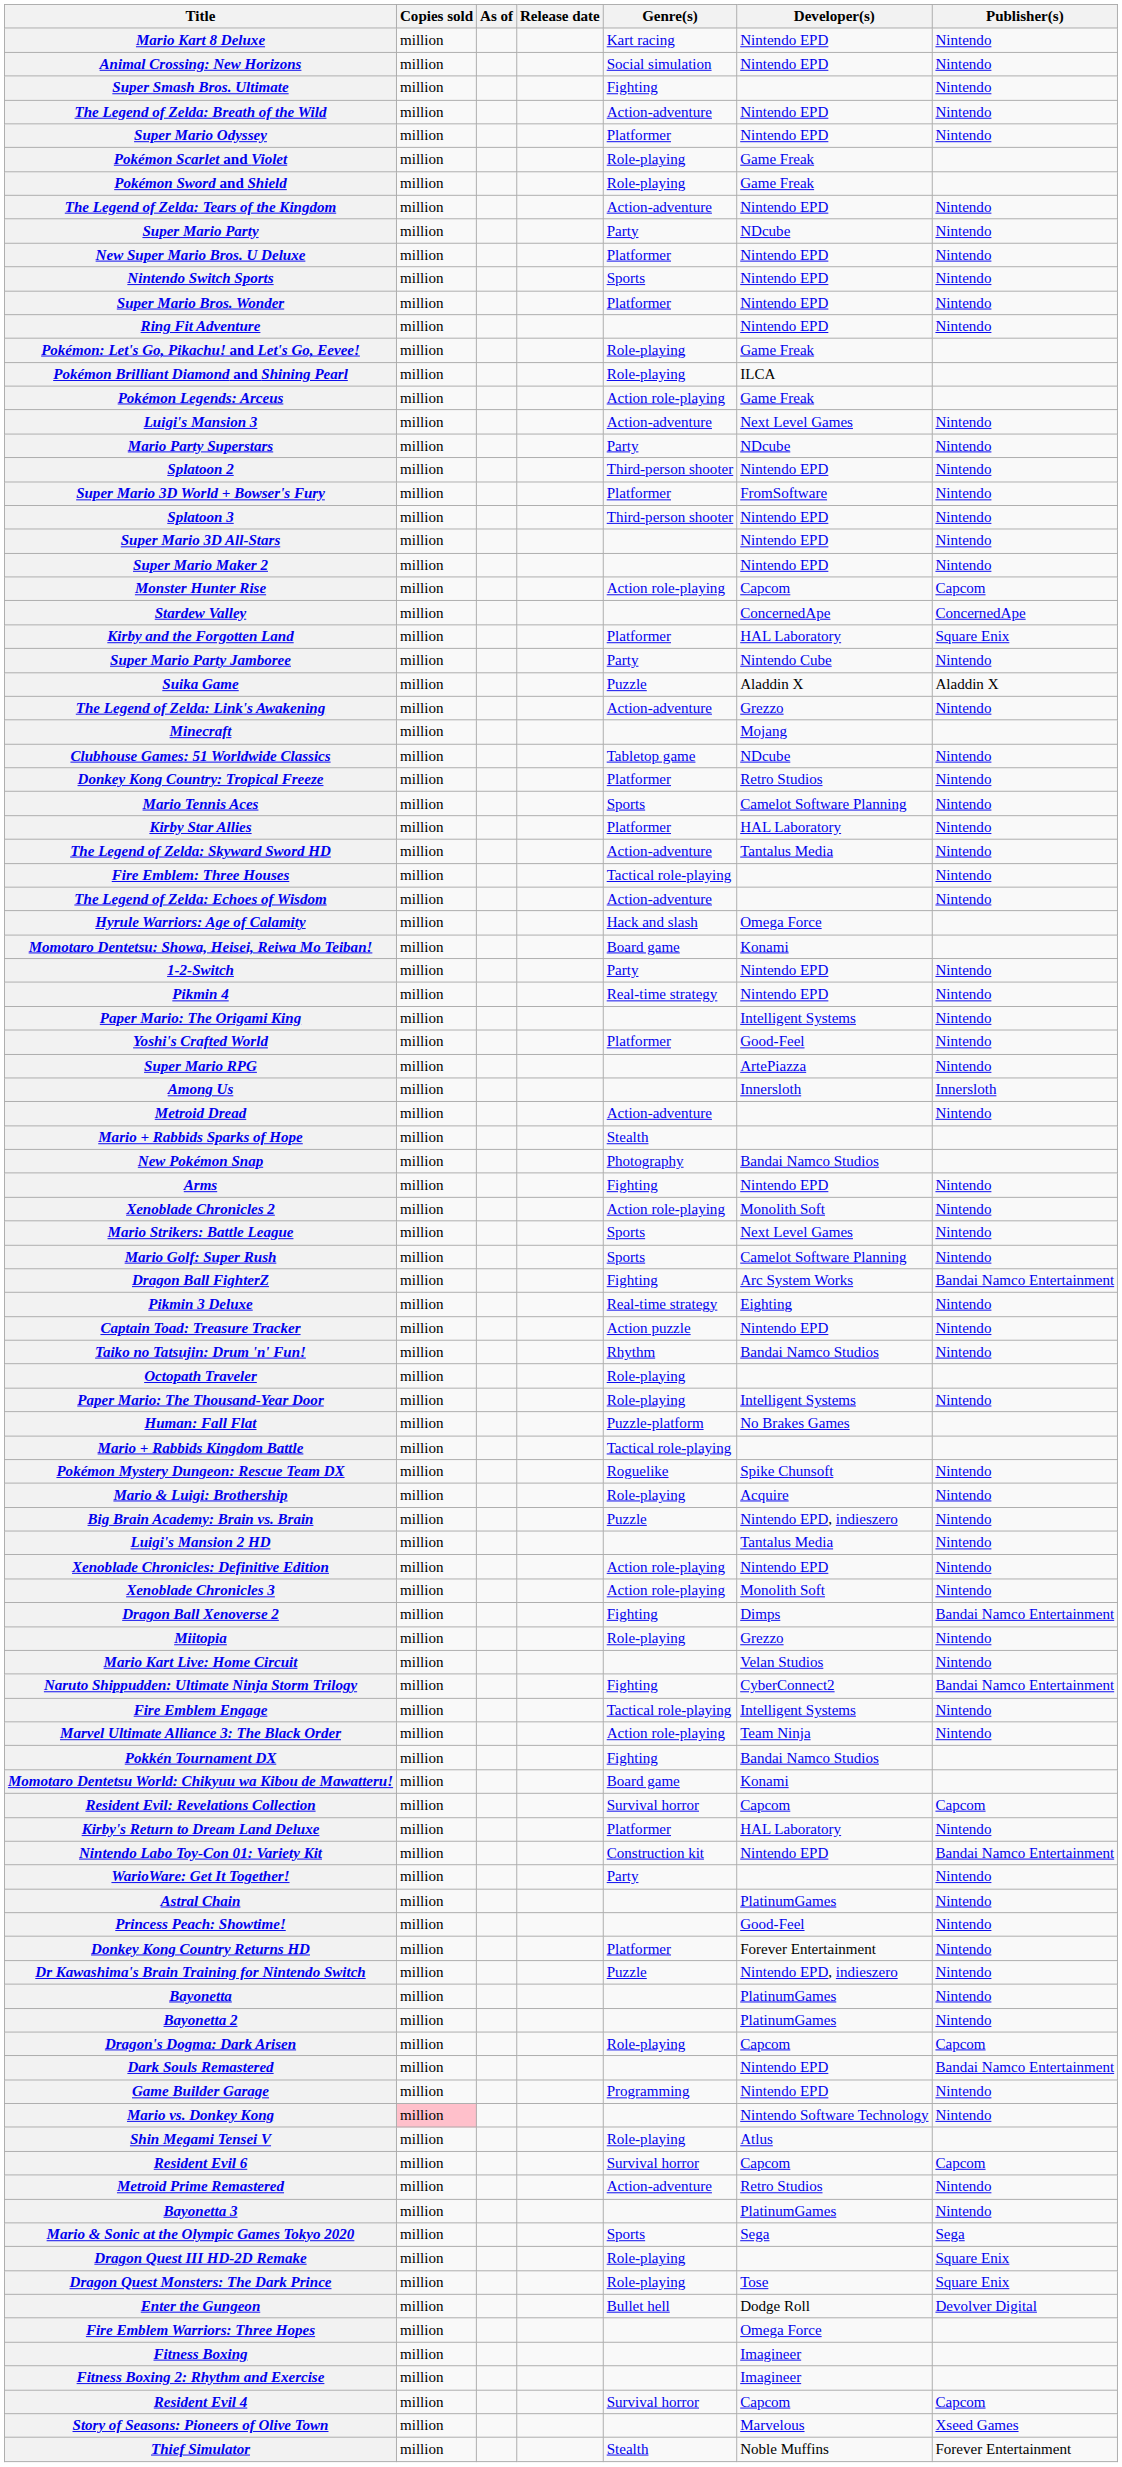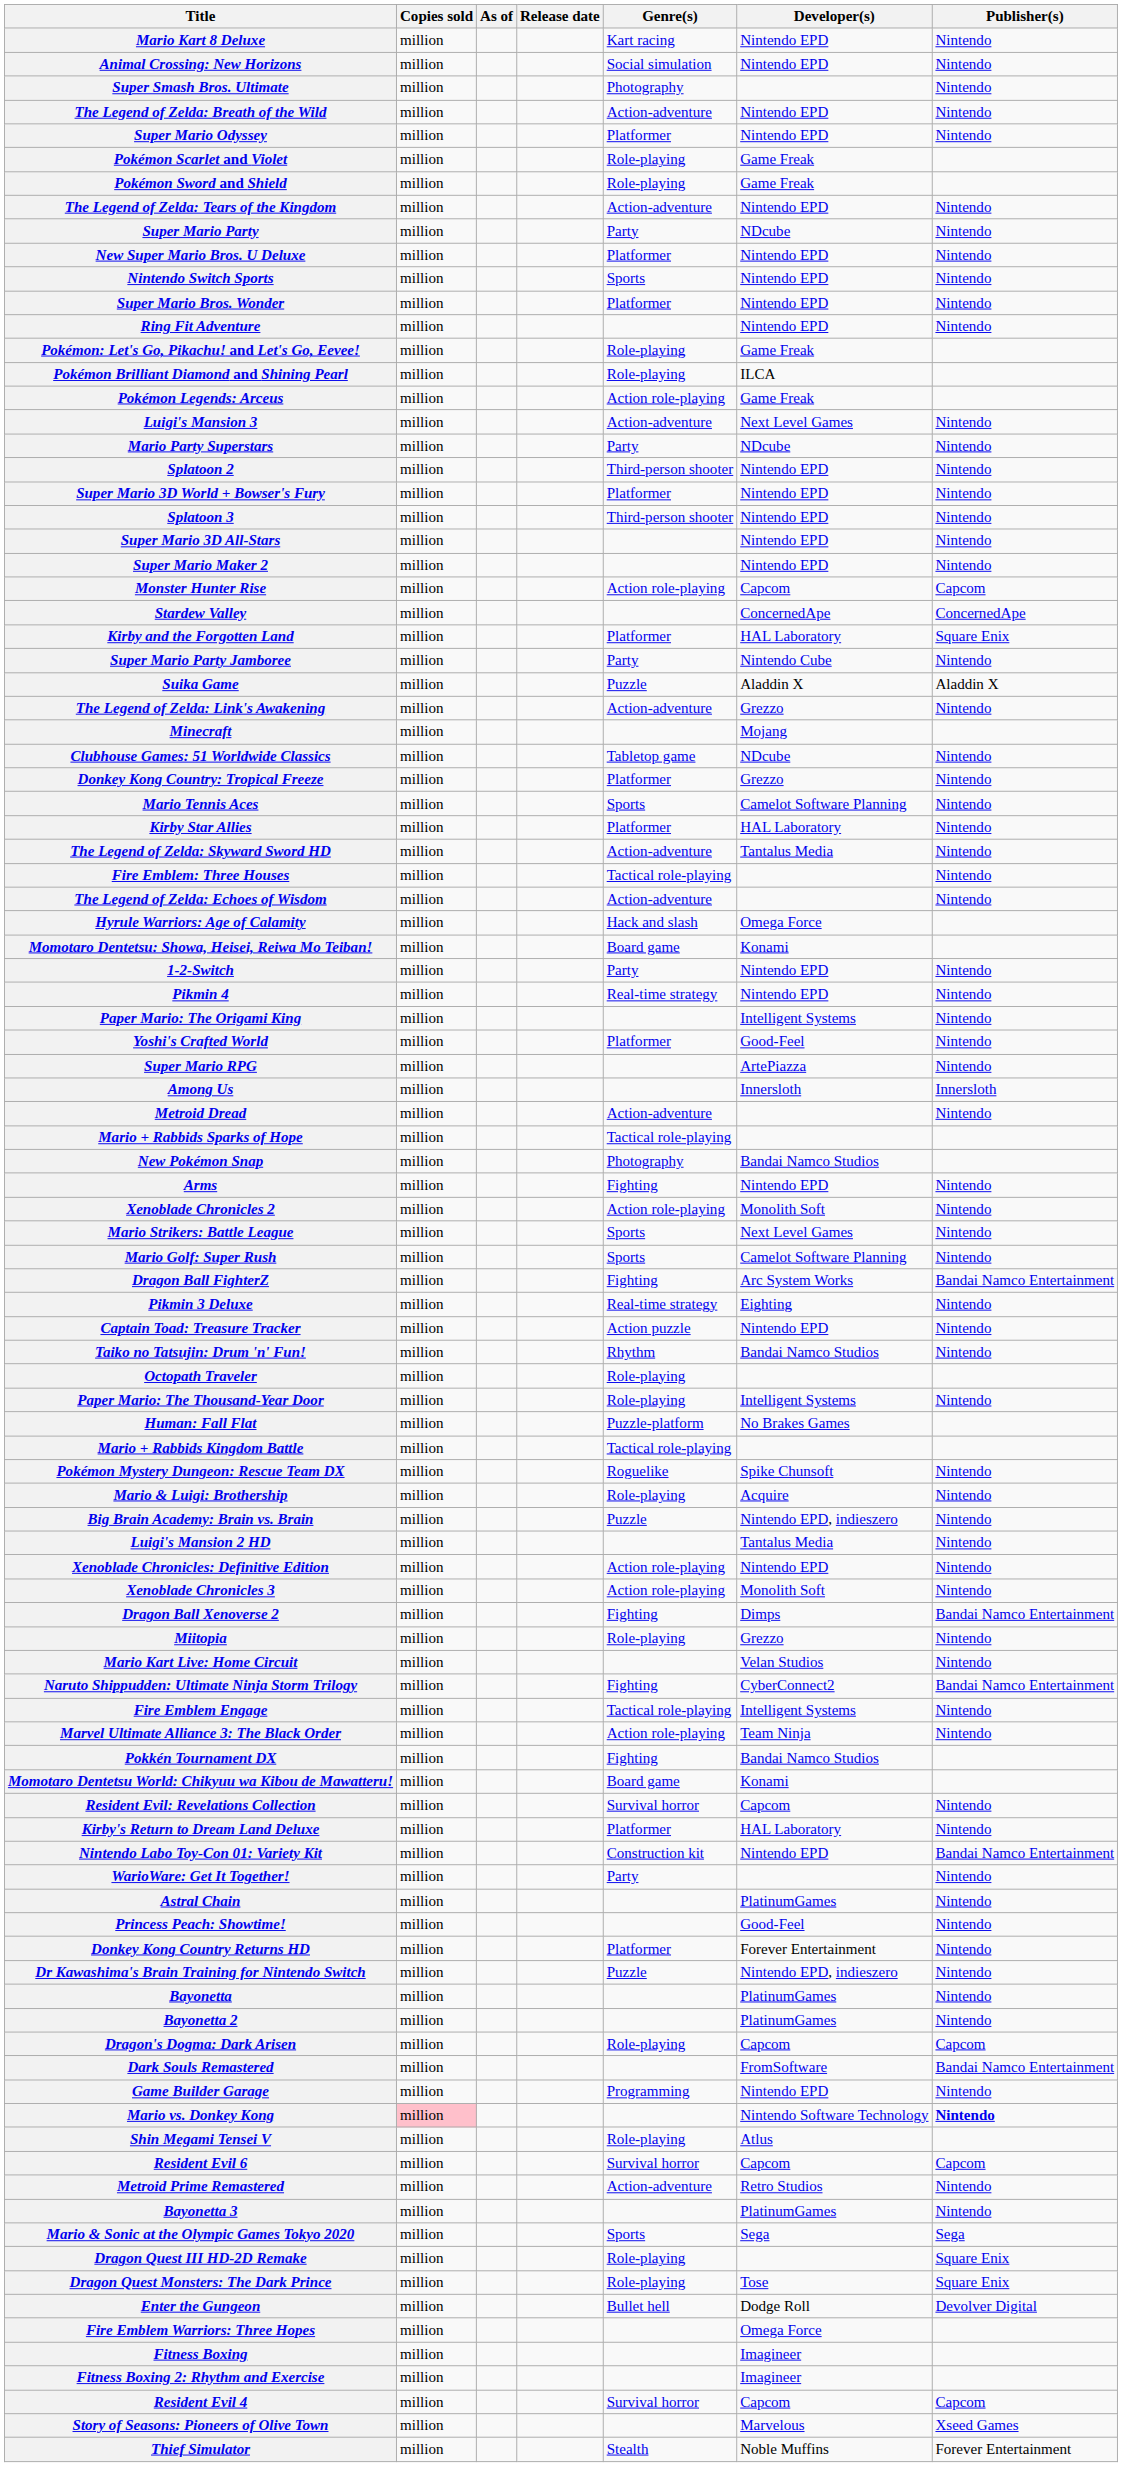(632, 87) Fighting -> (645, 87) Photography
(784, 493) FromSoftware -> (784, 493) Nintendo EPD
(781, 779) Retro Studios -> (762, 779) Grezzo
(628, 1137) Stealth -> (669, 1137) Tactical role-playing
(961, 1805) Capcom -> (963, 1805) Nintendo
(784, 2067) Nintendo EPD -> (784, 2067) FromSoftware
(963, 2115) normal -> (965, 2115) bold
